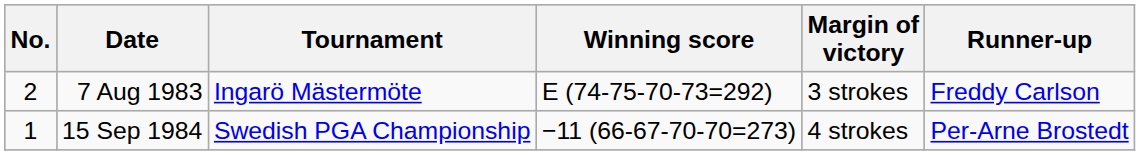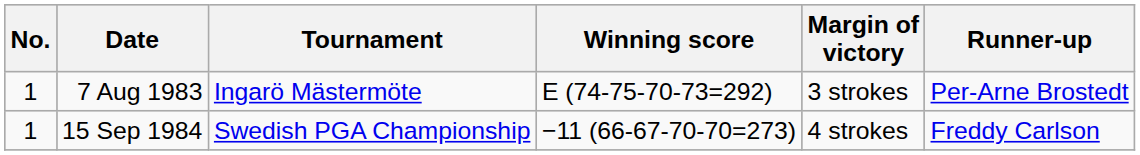(31, 92) 2 -> (31, 92) 1
(1015, 92) Freddy Carlson -> (1030, 92) Per-Arne Brostedt
(1030, 131) Per-Arne Brostedt -> (1015, 131) Freddy Carlson
